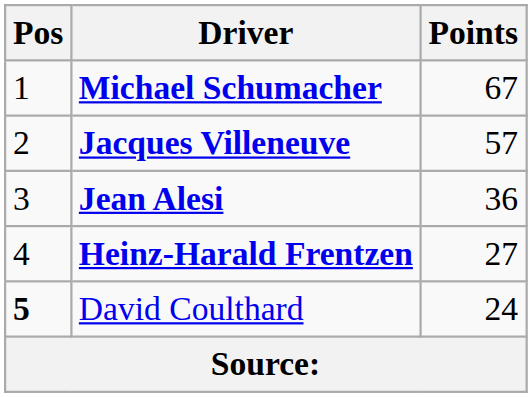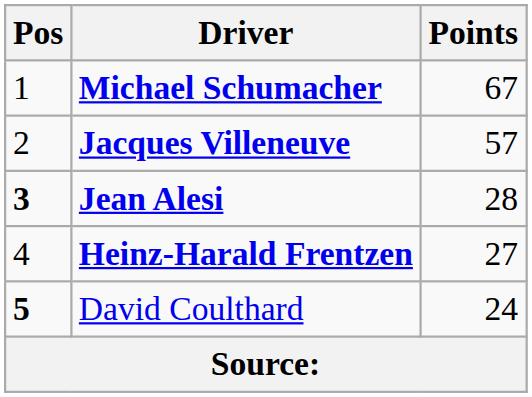(21, 198) normal -> (21, 198) bold
(501, 198) 36 -> (501, 198) 28
